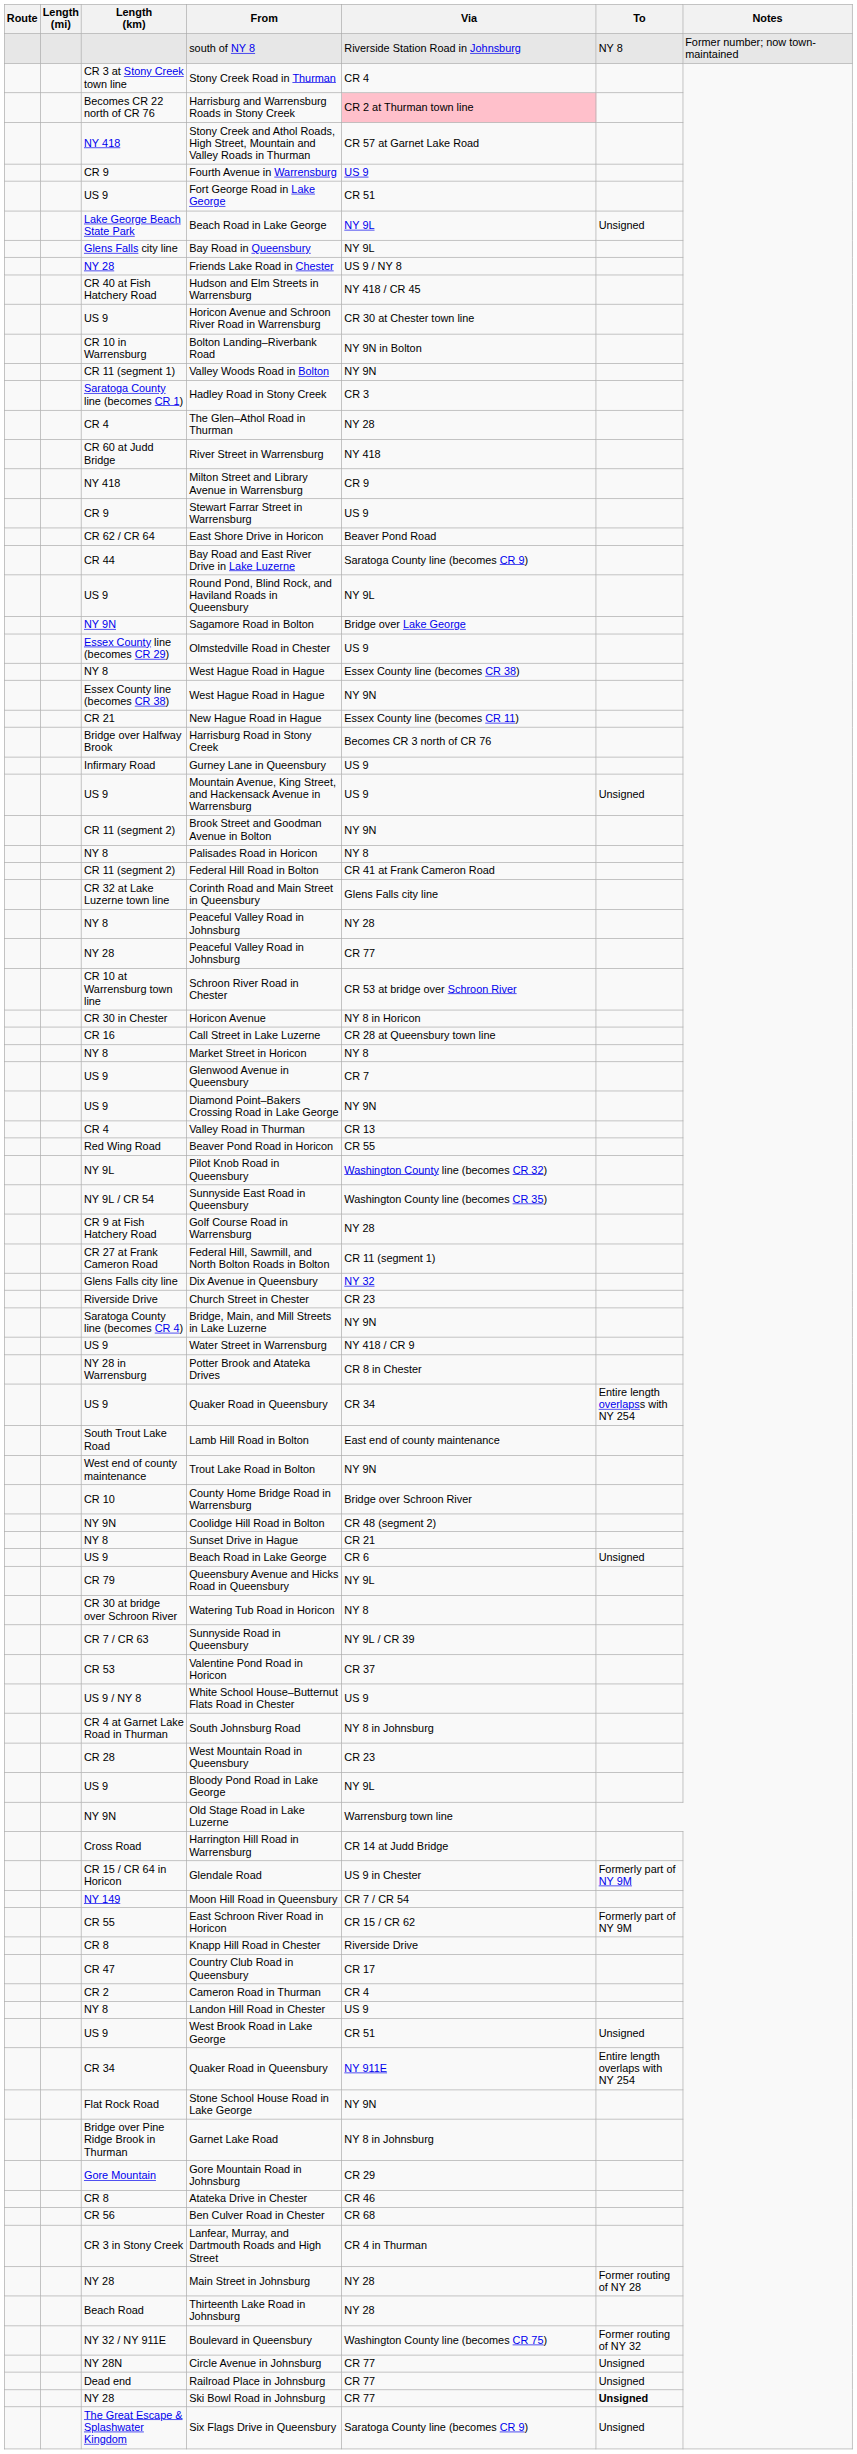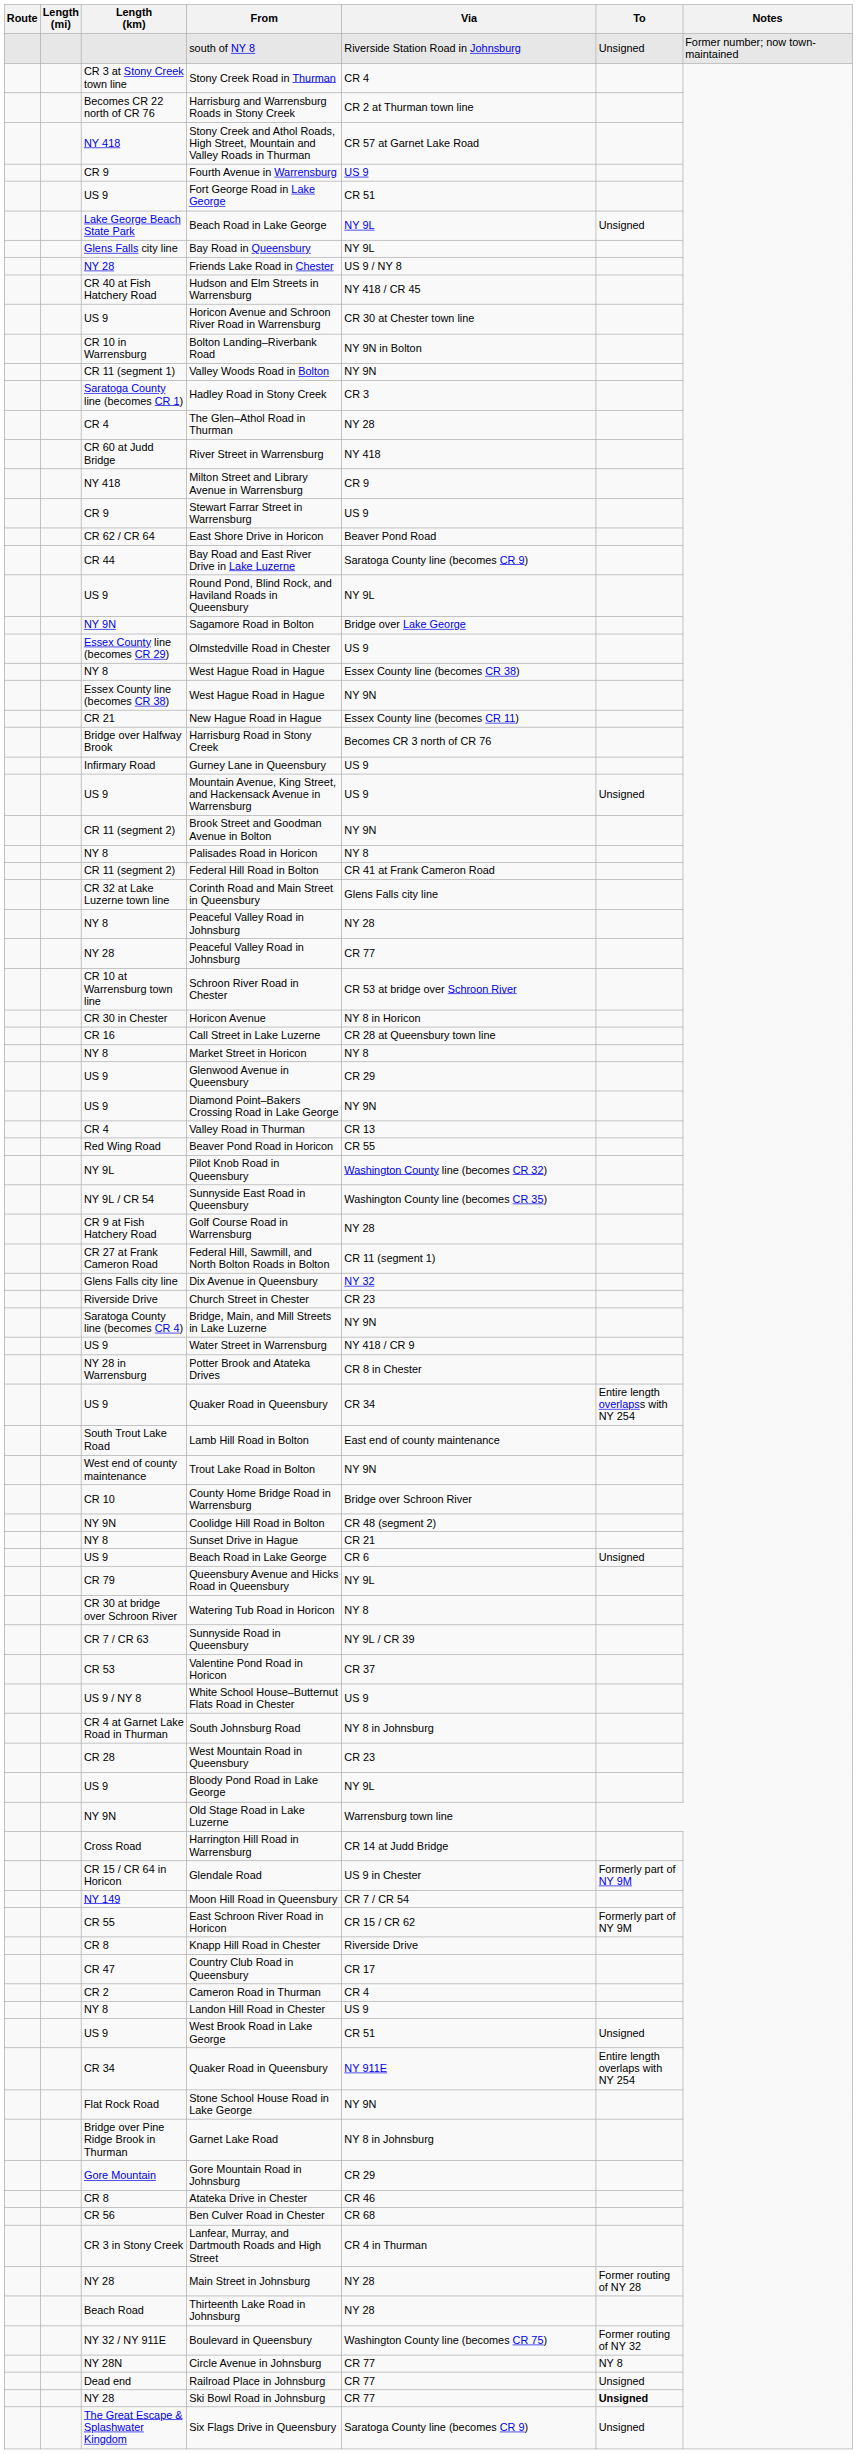(611, 48) NY 8 -> (622, 48) Unsigned
(409, 107) pink background -> (409, 107) no background
(357, 1076) CR 7 -> (360, 1076) CR 29
(622, 2363) Unsigned -> (611, 2363) NY 8
